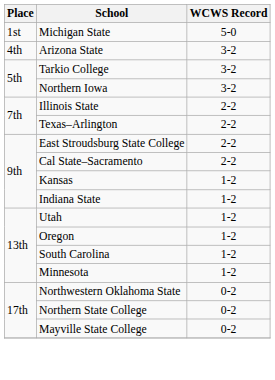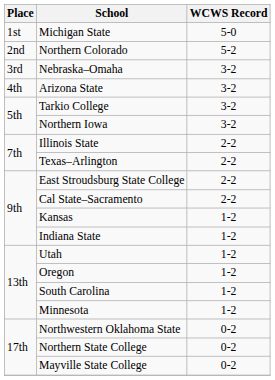+ row: (83, 50)
+ row: (81, 69)
